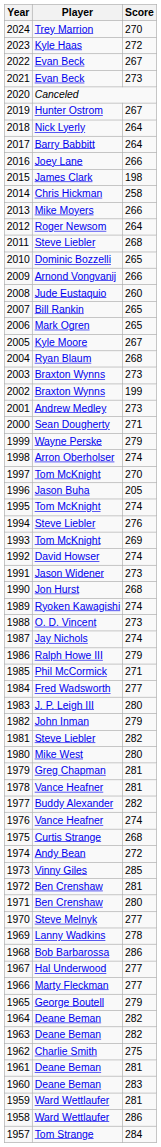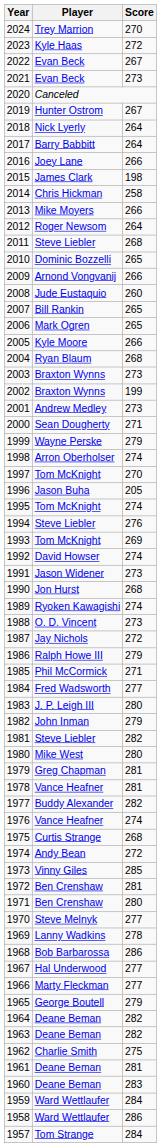(134, 342) 267 -> (134, 342) 266
(134, 639) 274 -> (134, 639) 272
(134, 1101) 281 -> (134, 1101) 284
